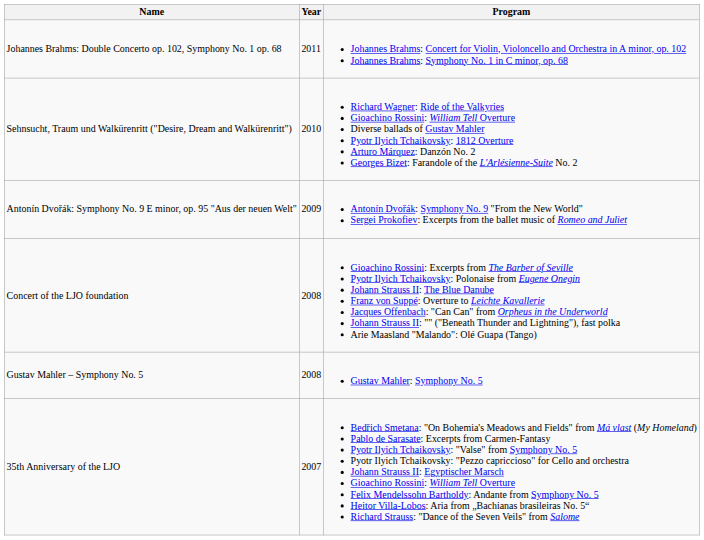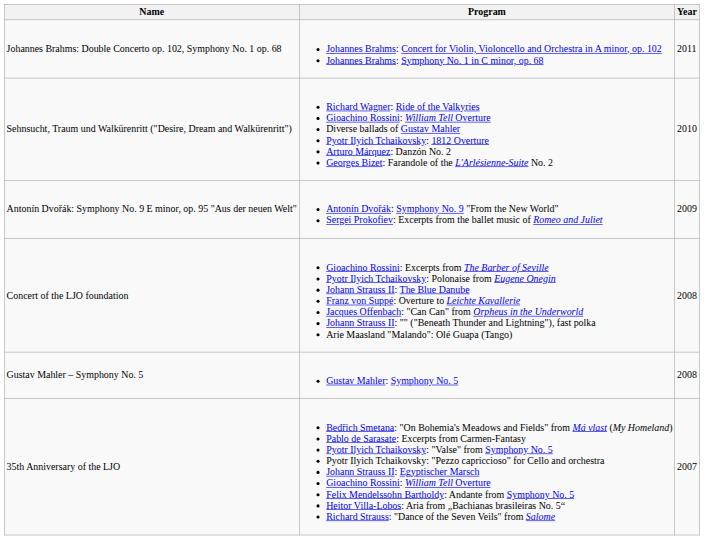columns swapped: (311, 12) <-> (511, 12)
